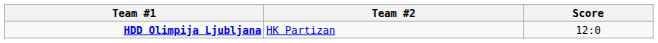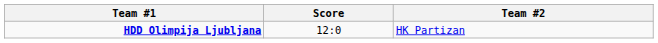columns swapped: (588, 13) <-> (394, 13)
